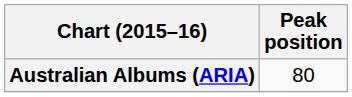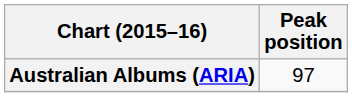(303, 75) 80 -> (303, 75) 97
